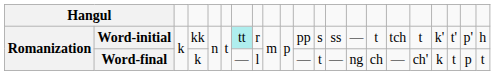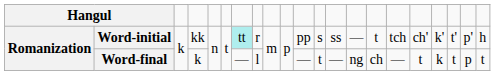(421, 37) t -> (421, 37) ch'
(421, 59) ch' -> (421, 59) t
